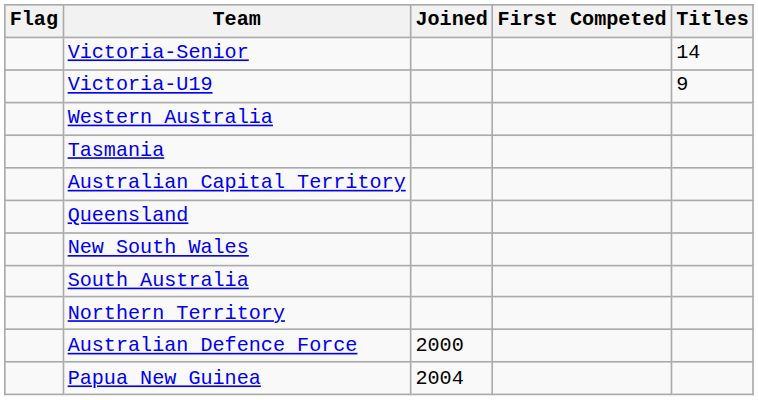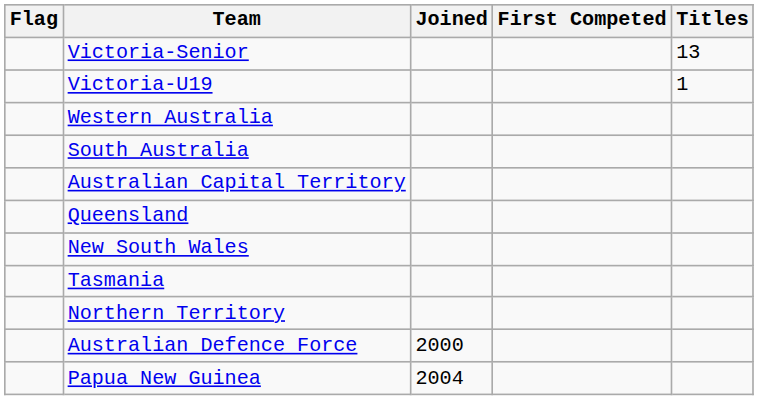(688, 54) 14 -> (688, 54) 13
(682, 86) 9 -> (682, 86) 1
rows swapped: (158, 281) <-> (116, 151)
